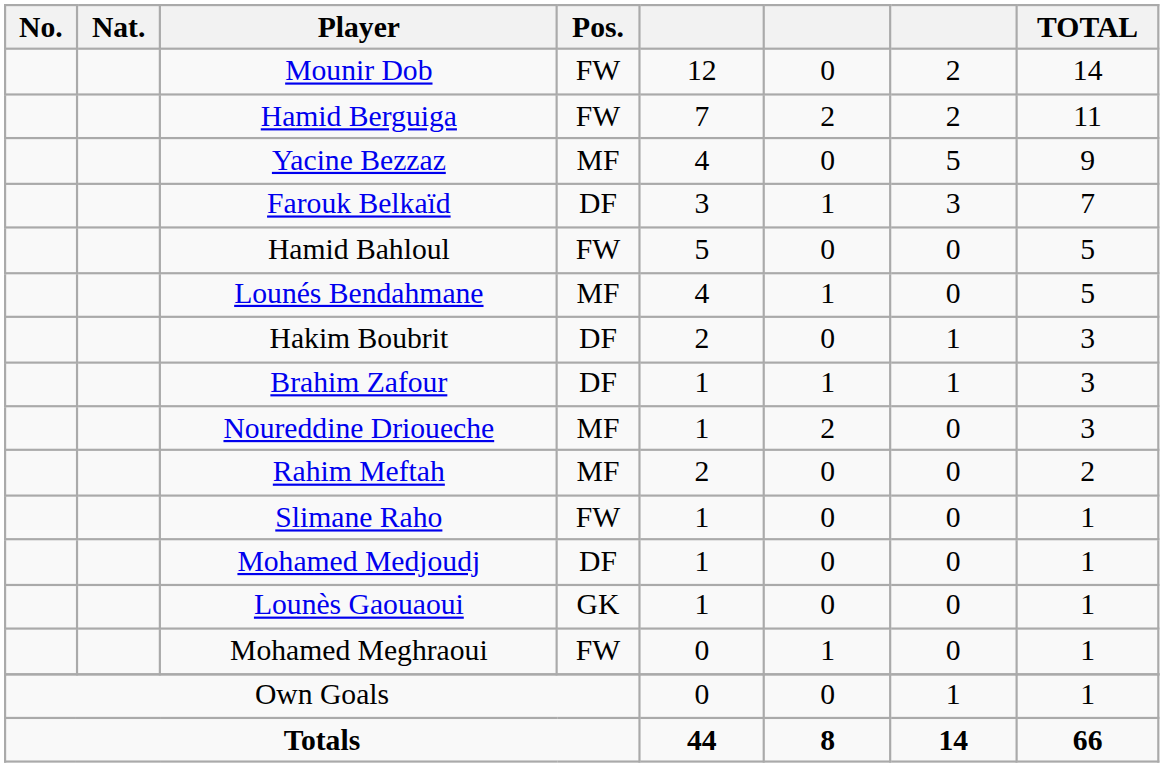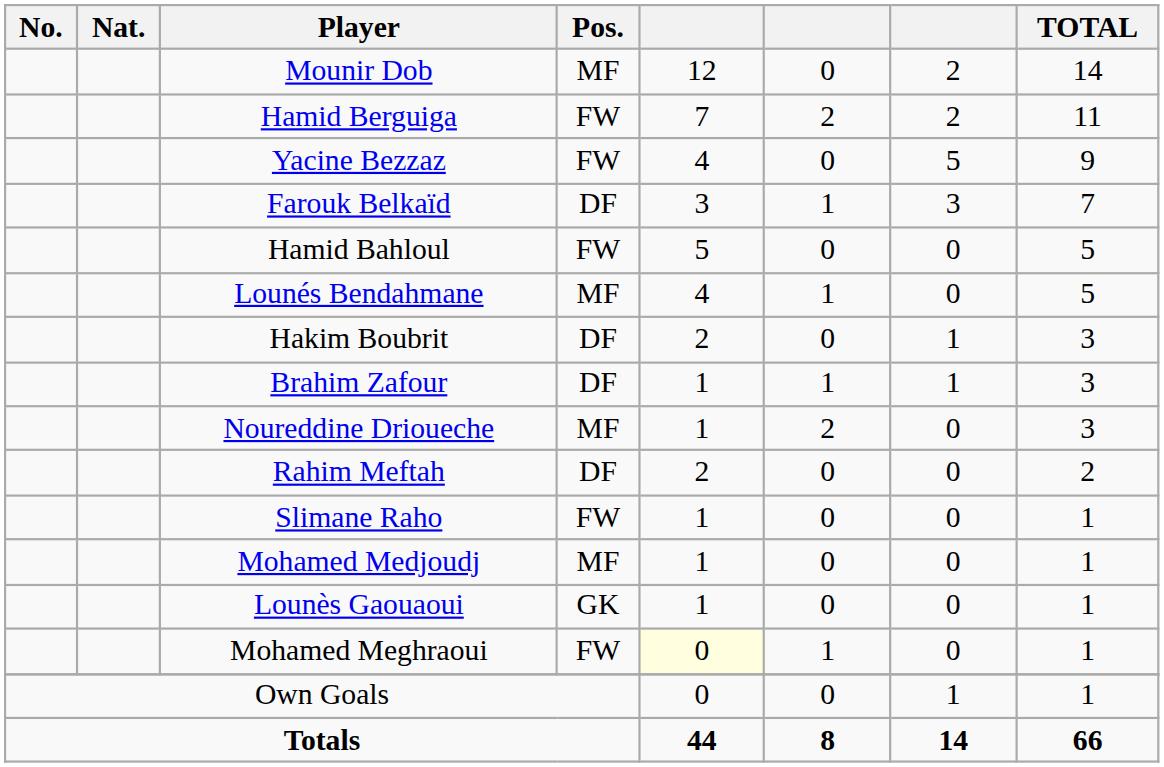(598, 70) FW -> (598, 70) MF
(598, 160) MF -> (598, 160) FW
(598, 471) MF -> (598, 471) DF
(598, 561) DF -> (598, 561) MF
(702, 650) no background -> (702, 650) lightyellow background
